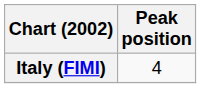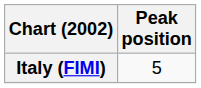(157, 67) 4 -> (157, 67) 5
